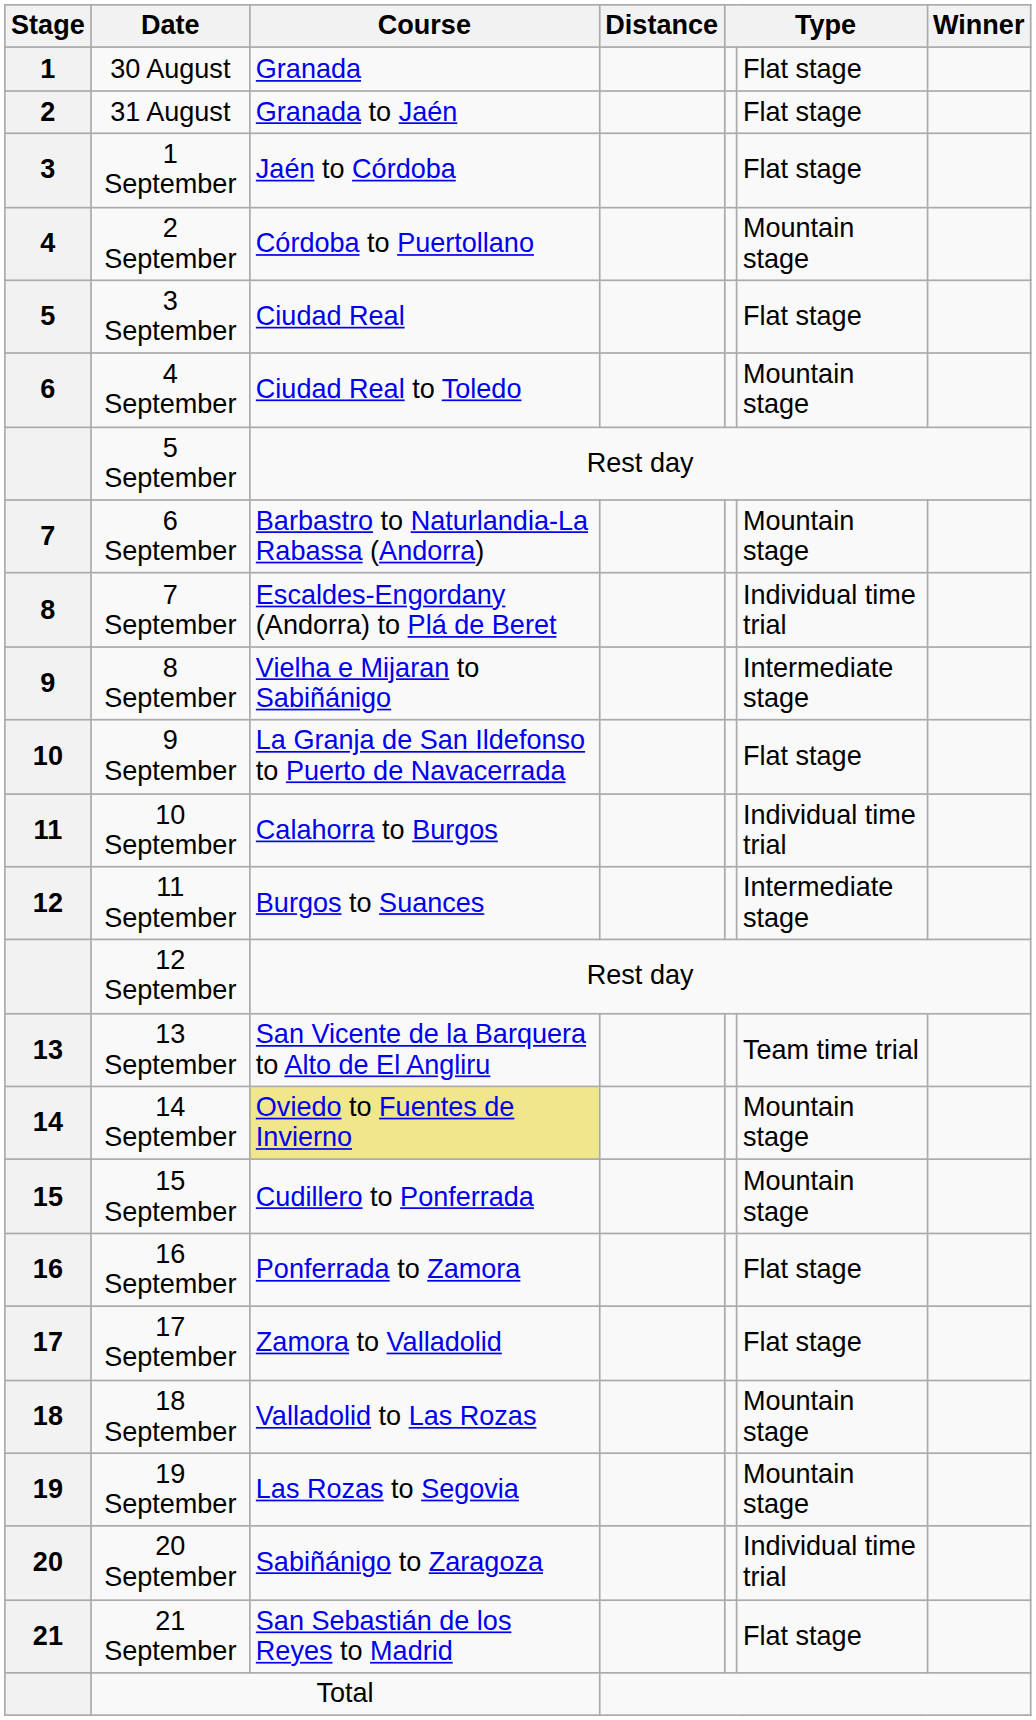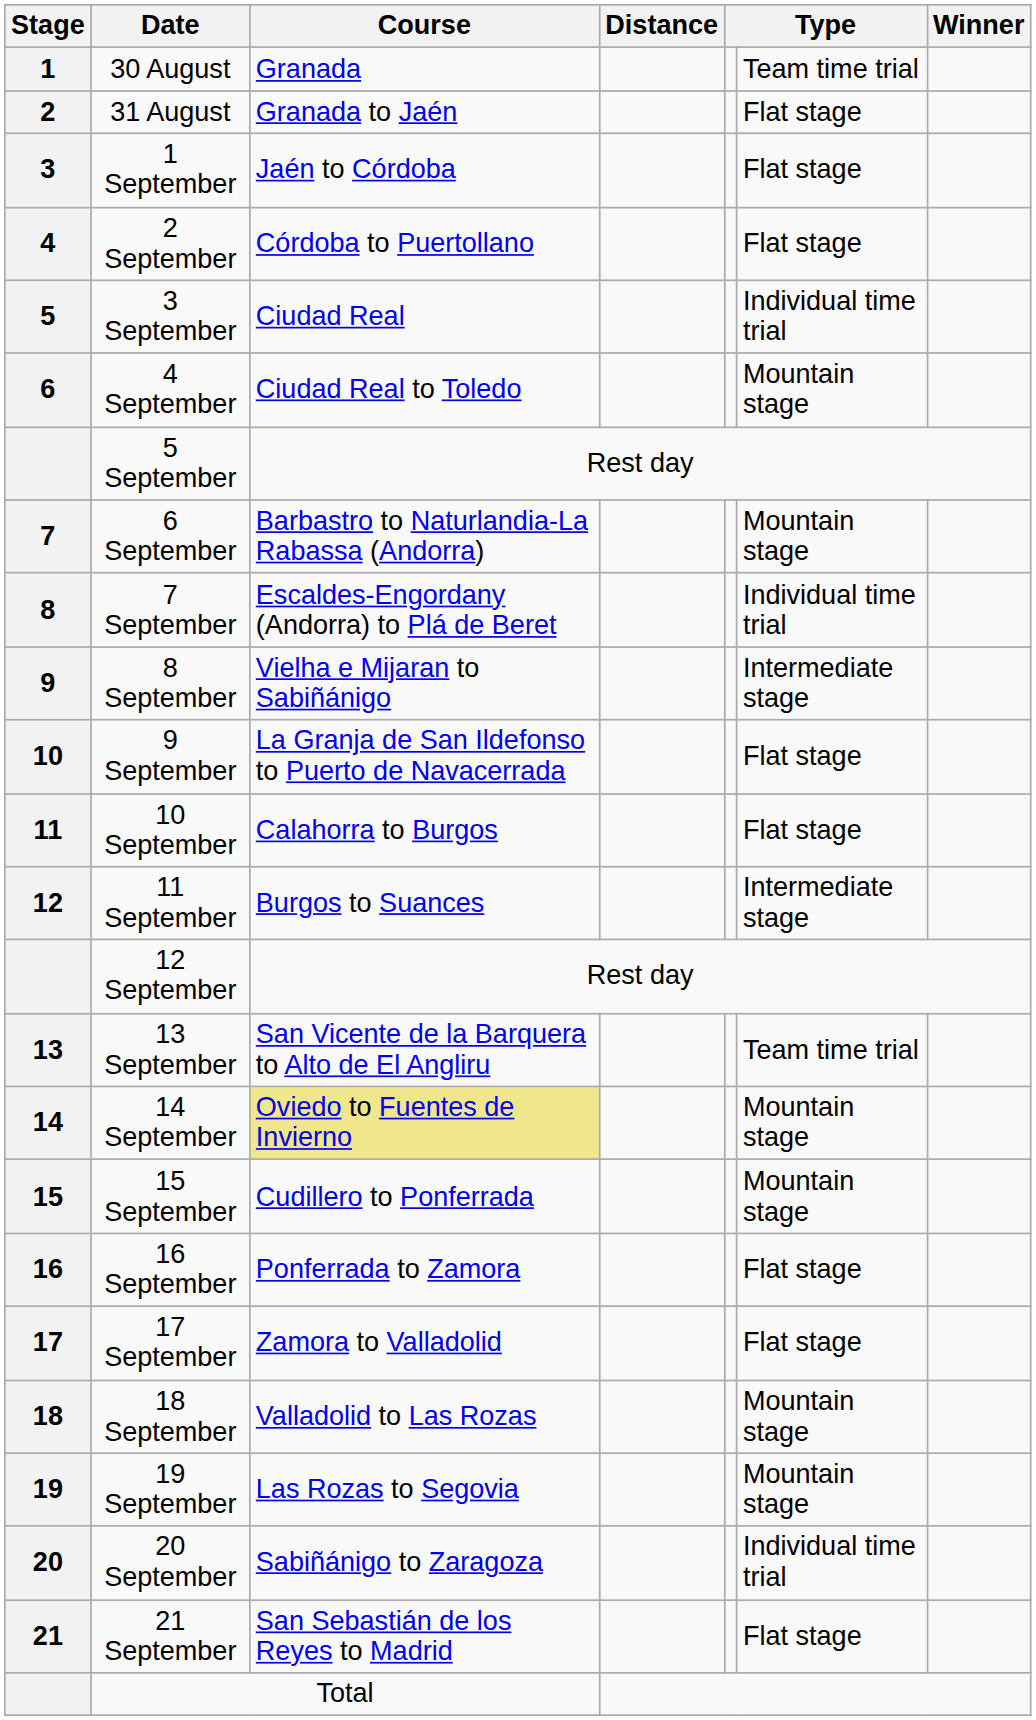(802, 68) Flat stage -> (831, 68) Team time trial
(799, 243) Mountain stage -> (802, 243) Flat stage
(802, 316) Flat stage -> (829, 316) Individual time trial
(829, 829) Individual time trial -> (802, 829) Flat stage
